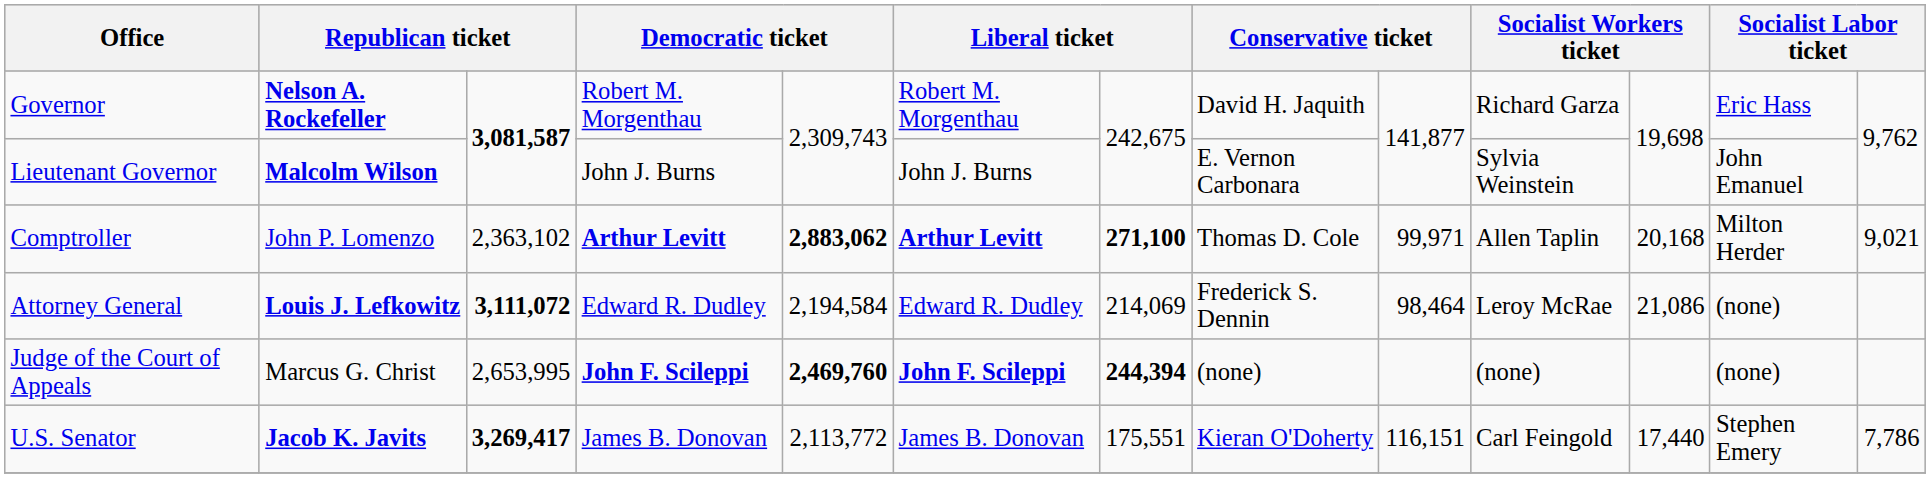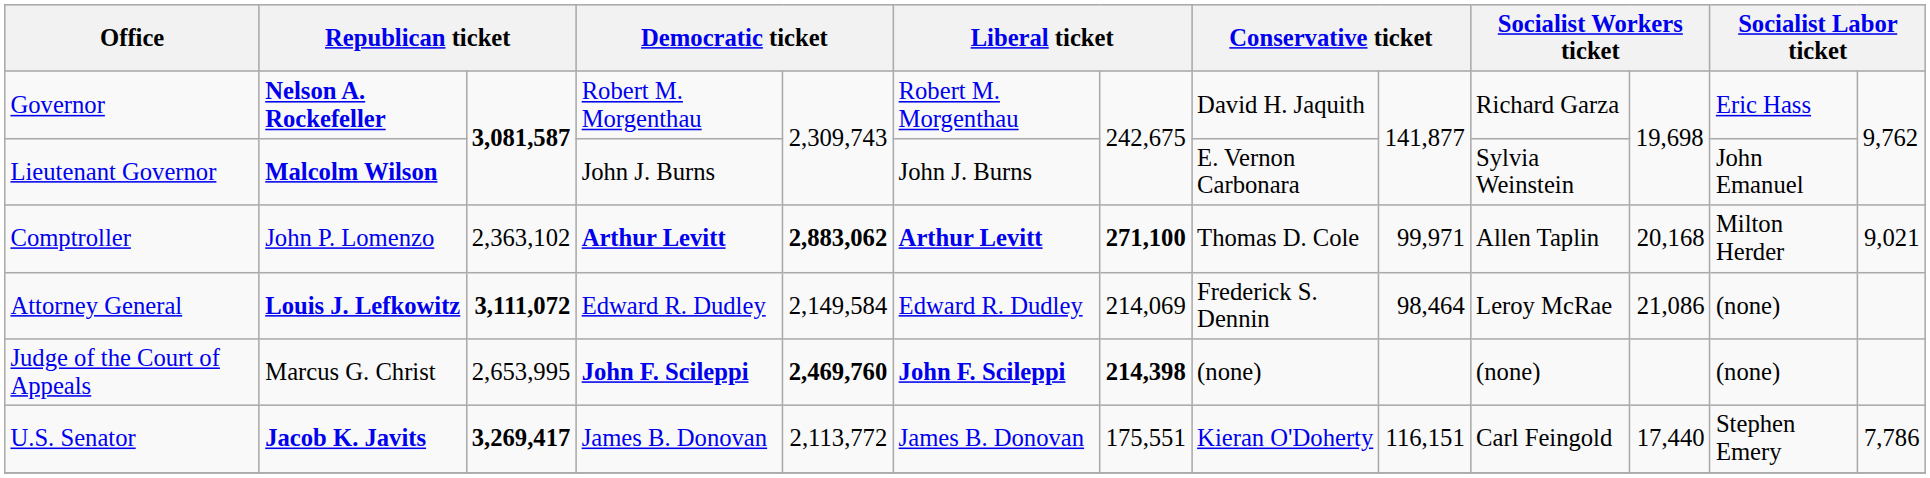(838, 305) 2,194,584 -> (838, 305) 2,149,584
(1146, 371) 244,394 -> (1146, 371) 214,398
